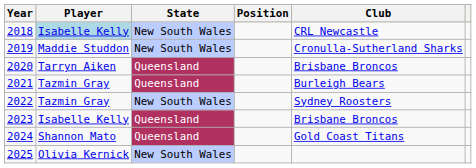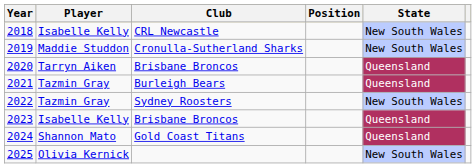columns swapped: (183, 13) <-> (378, 13)
(84, 31) lightblue background -> (84, 31) no background
